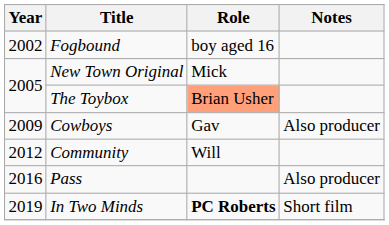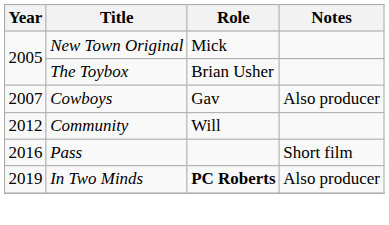- row: (85, 44)
(232, 98) lightsalmon background -> (232, 71) no background
(25, 125) 2009 -> (25, 98) 2007
(332, 179) Also producer -> (318, 152) Short film
(318, 206) Short film -> (332, 179) Also producer
